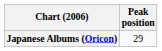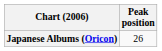(138, 38) 29 -> (138, 38) 26
